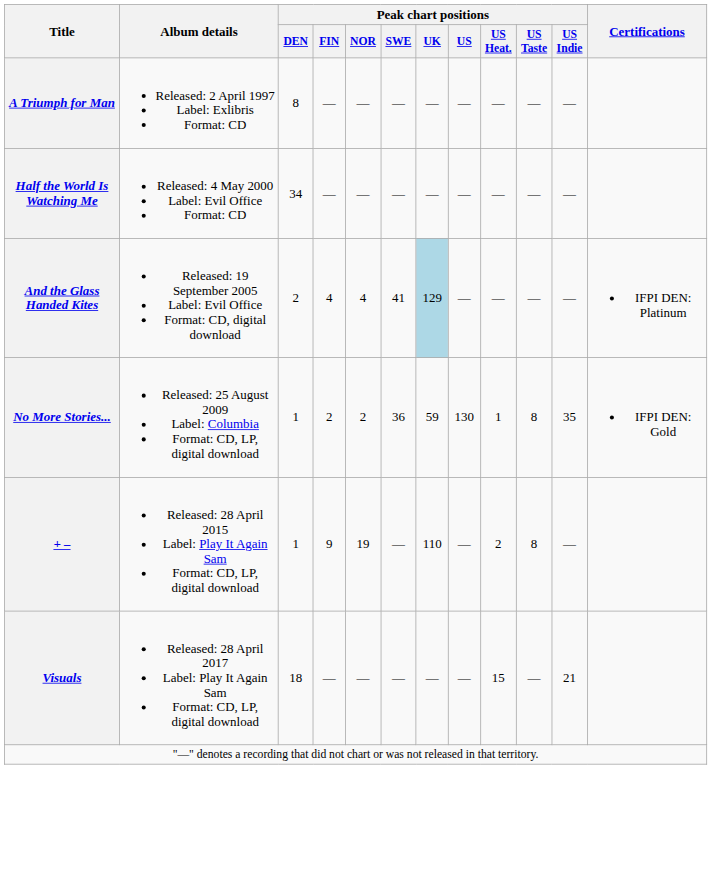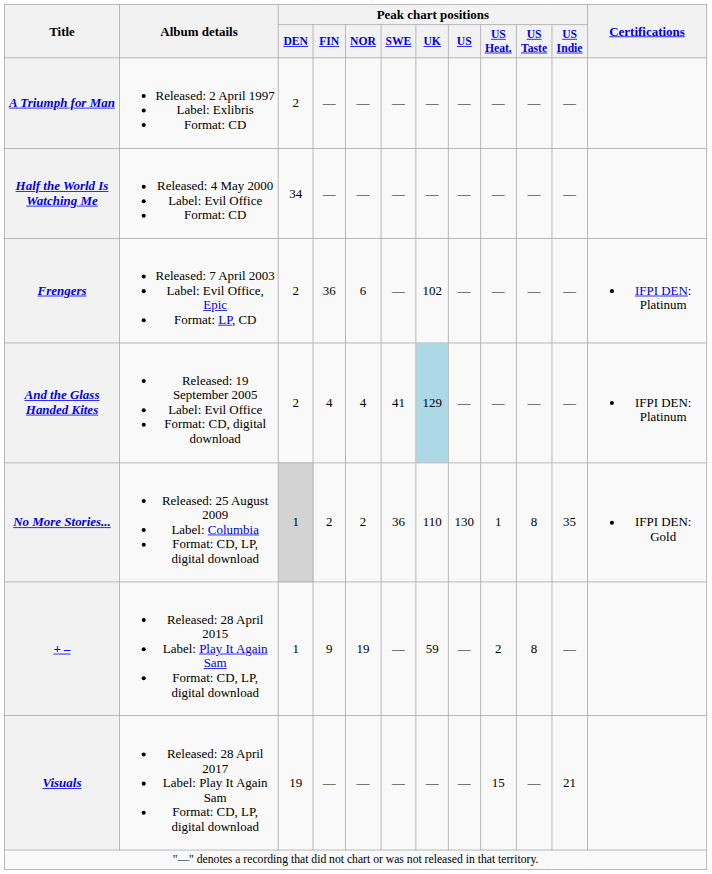(296, 103) 8 -> (296, 103) 2
+ row: (62, 290)
(296, 417) no background -> (296, 522) lightgrey background
(432, 417) 59 -> (432, 522) 110
(432, 544) 110 -> (432, 649) 59
(296, 678) 18 -> (296, 782) 19
